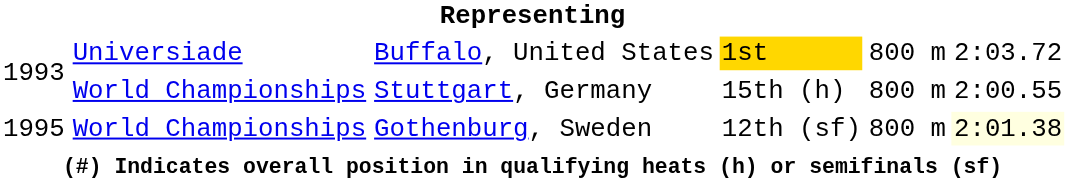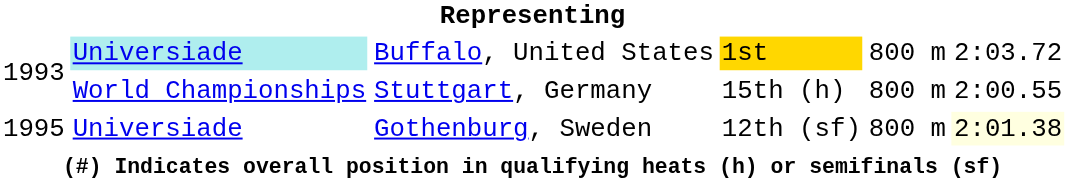(158, 53) no background -> (158, 53) paleturquoise background
(219, 129) World Championships -> (158, 129) Universiade
